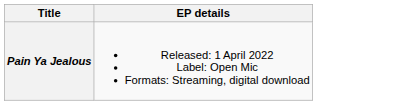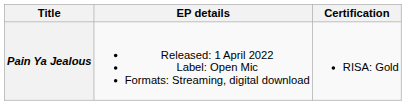+ column: (357, 13)
